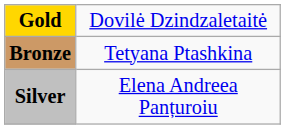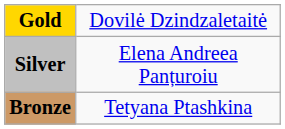rows swapped: (40, 96) <-> (40, 52)
